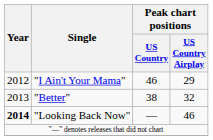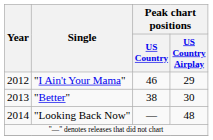(189, 98) 32 -> (189, 98) 30
(18, 115) bold -> (18, 115) normal
(189, 115) 46 -> (189, 115) 48
